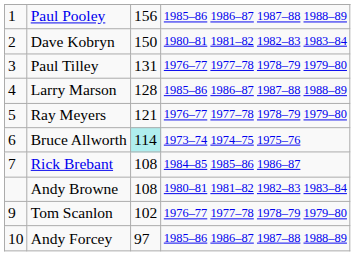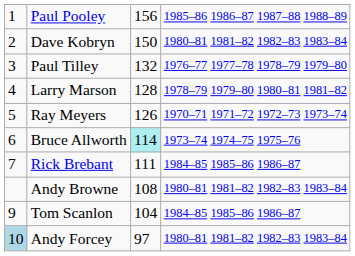(146, 66) 131 -> (146, 66) 132
(255, 90) 1985–86 1986–87 1987–88 1988–89 -> (255, 90) 1978–79 1979–80 1980–81 1981–82
(146, 115) 121 -> (146, 115) 126
(255, 115) 1976–77 1977–78 1978–79 1979–80 -> (255, 115) 1970–71 1971–72 1972–73 1973–74
(146, 164) 108 -> (145, 164) 111
(146, 213) 102 -> (146, 213) 104
(255, 213) 1976–77 1977–78 1978–79 1979–80 -> (232, 213) 1984–85 1985–86 1986–87
(16, 238) no background -> (16, 238) lightblue background
(255, 238) 1985–86 1986–87 1987–88 1988–89 -> (255, 238) 1980–81 1981–82 1982–83 1983–84
